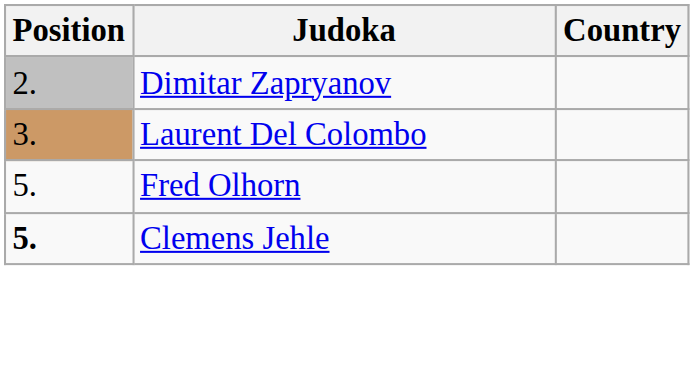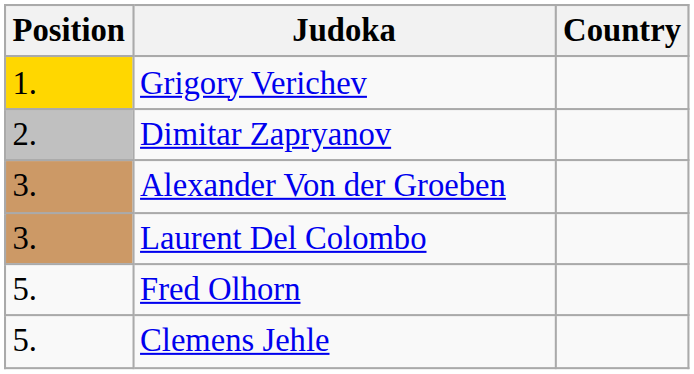+ row: (254, 82)
+ row: (323, 185)
(25, 237) bold -> (25, 340) normal
